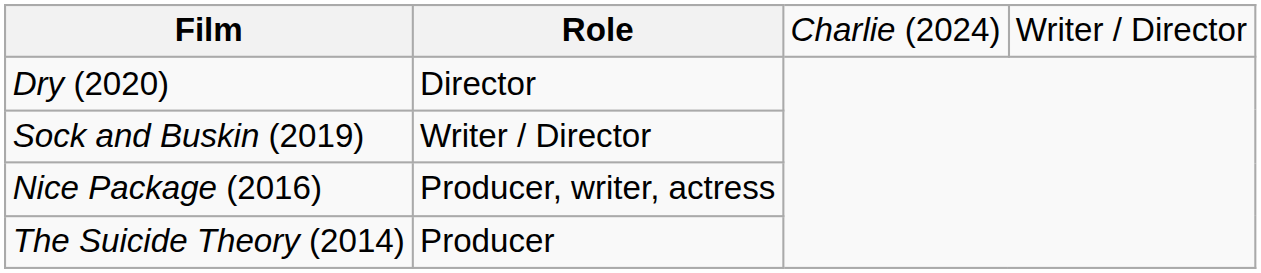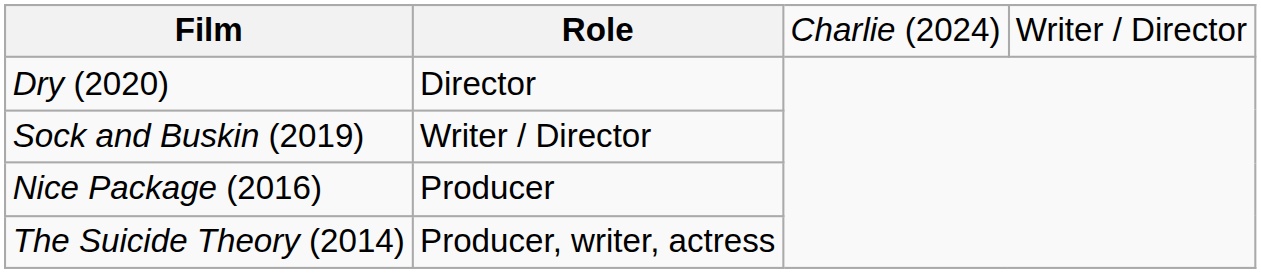(598, 188) Producer, writer, actress -> (487, 188) Producer
(487, 240) Producer -> (598, 240) Producer, writer, actress
